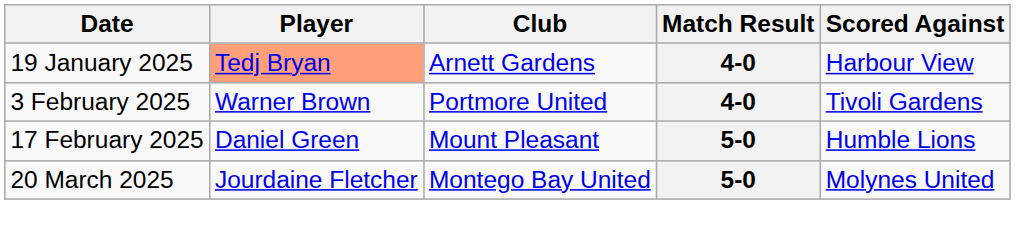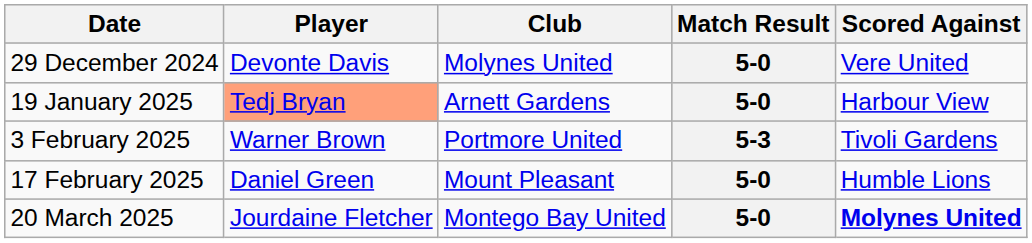+ row: (115, 62)
(738, 62) 4-0 -> (753, 101) 5-0
(738, 101) 4-0 -> (753, 140) 5-3
(910, 179) normal -> (931, 218) bold
